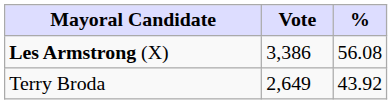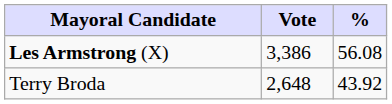(289, 83) 2,649 -> (289, 83) 2,648
